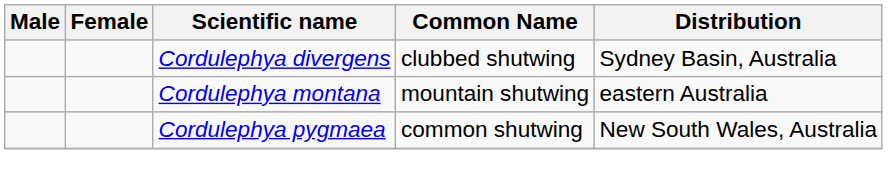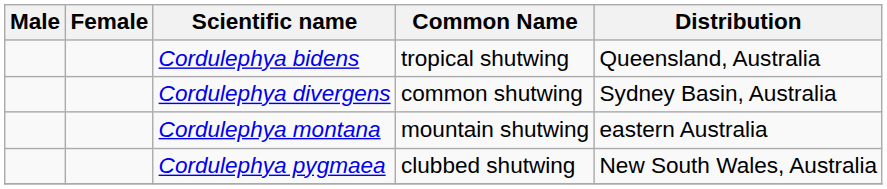+ row: (259, 58)
(488, 58) clubbed shutwing -> (492, 93) common shutwing
(492, 129) common shutwing -> (488, 165) clubbed shutwing
